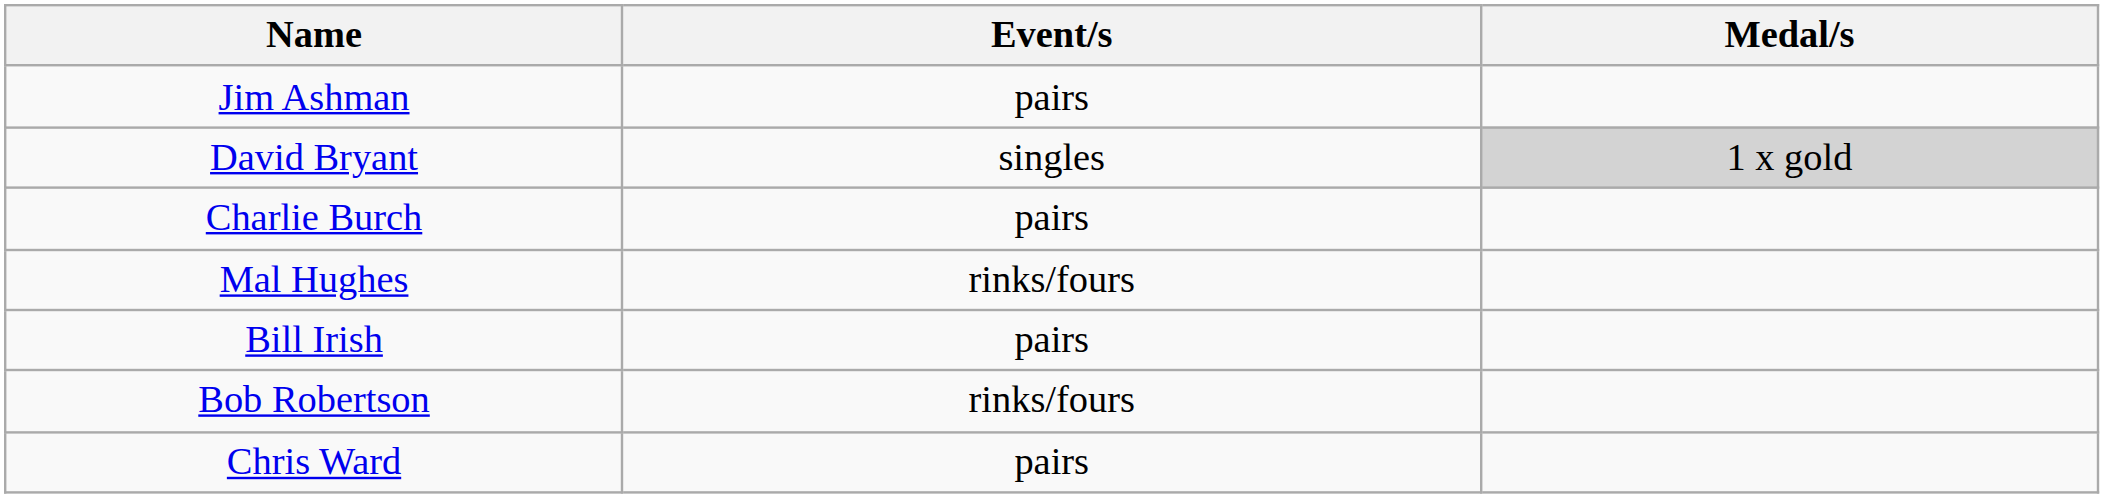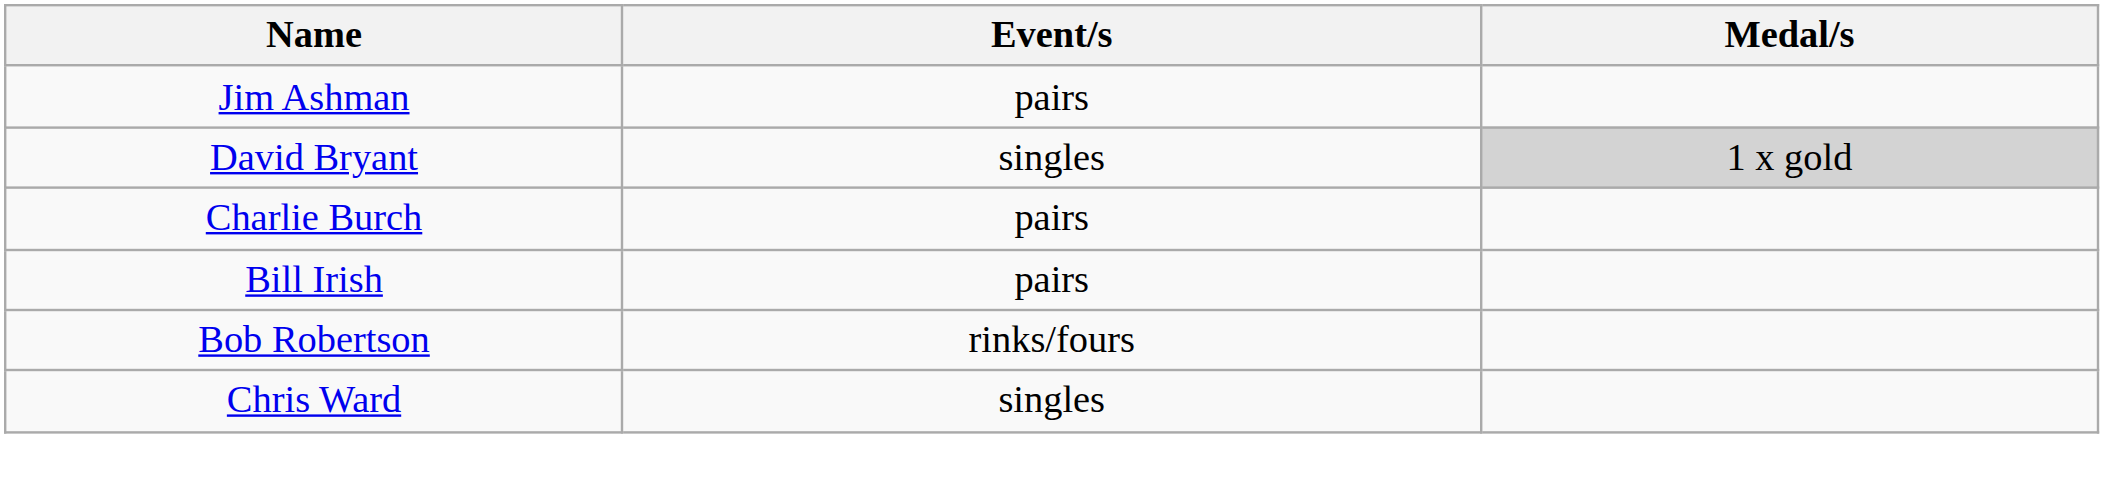- row: (314, 278)
(1052, 461) pairs -> (1052, 400) singles
